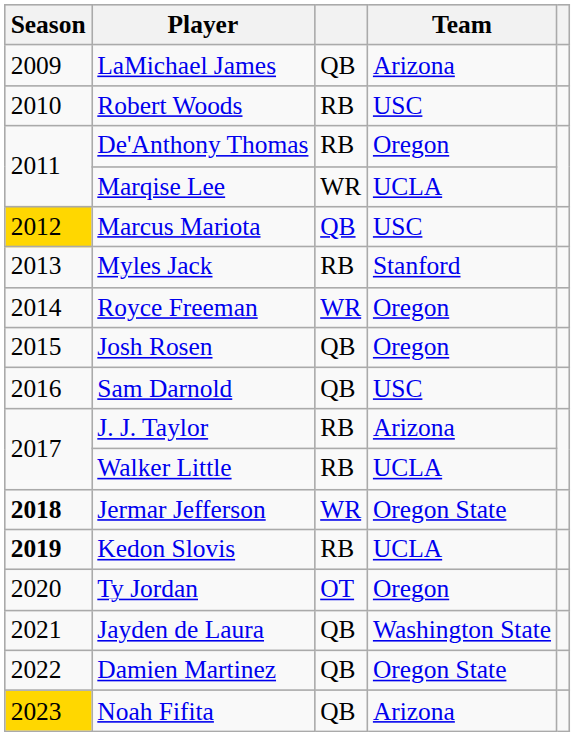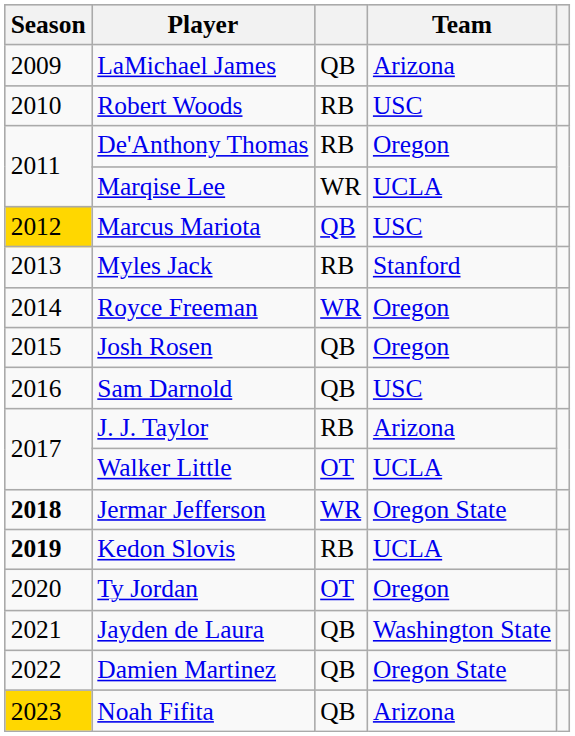(337, 468) RB -> (337, 468) OT
